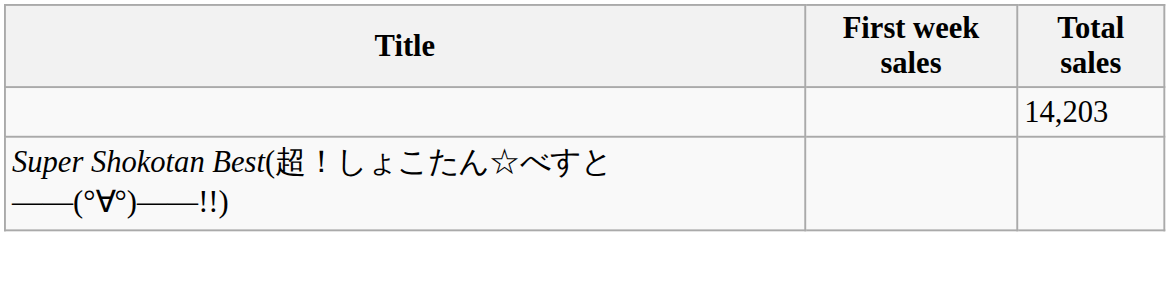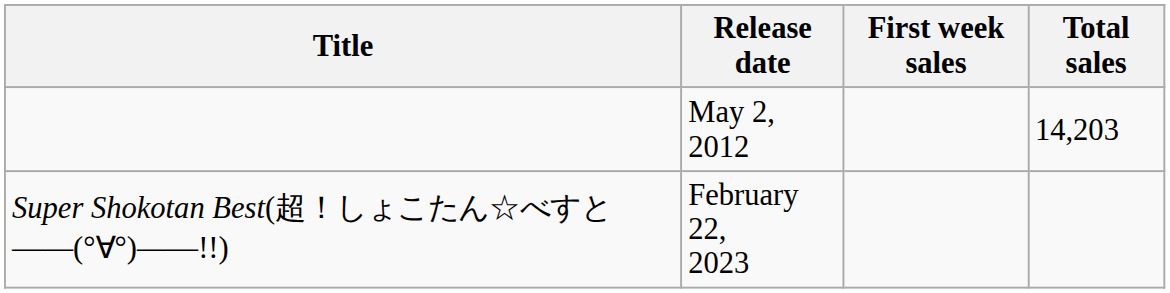+ column: (763, 45)
